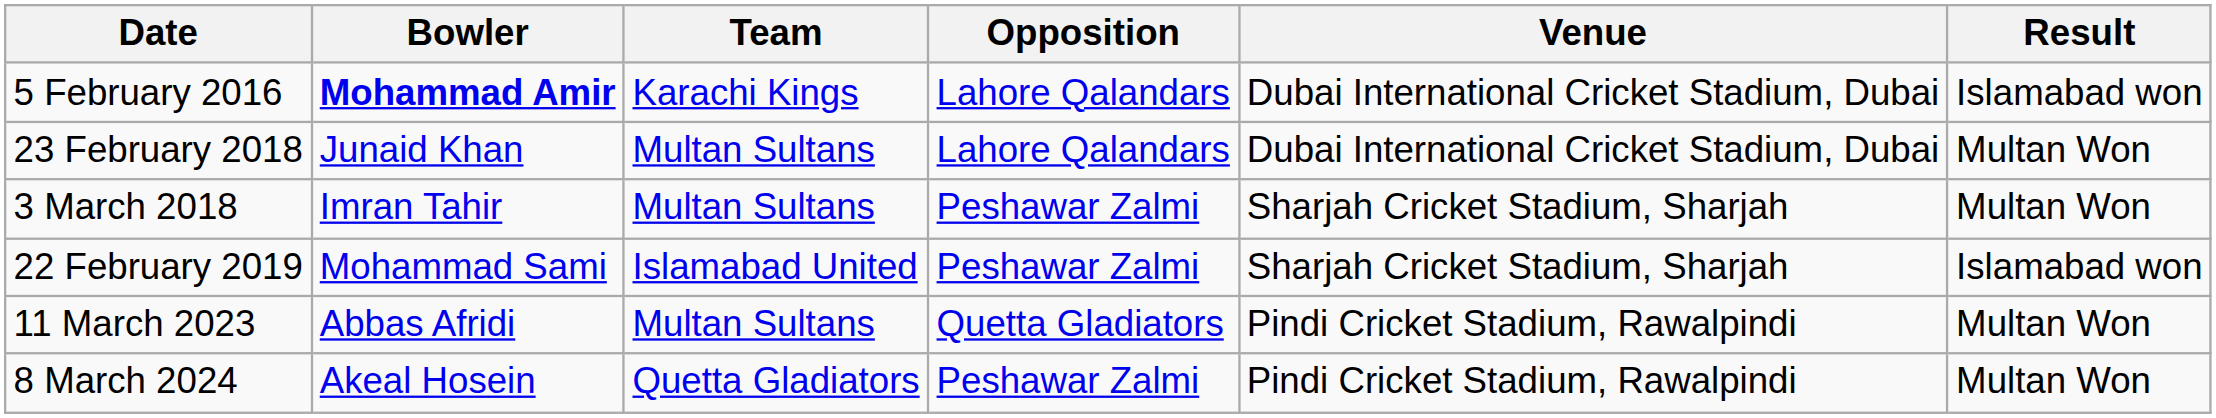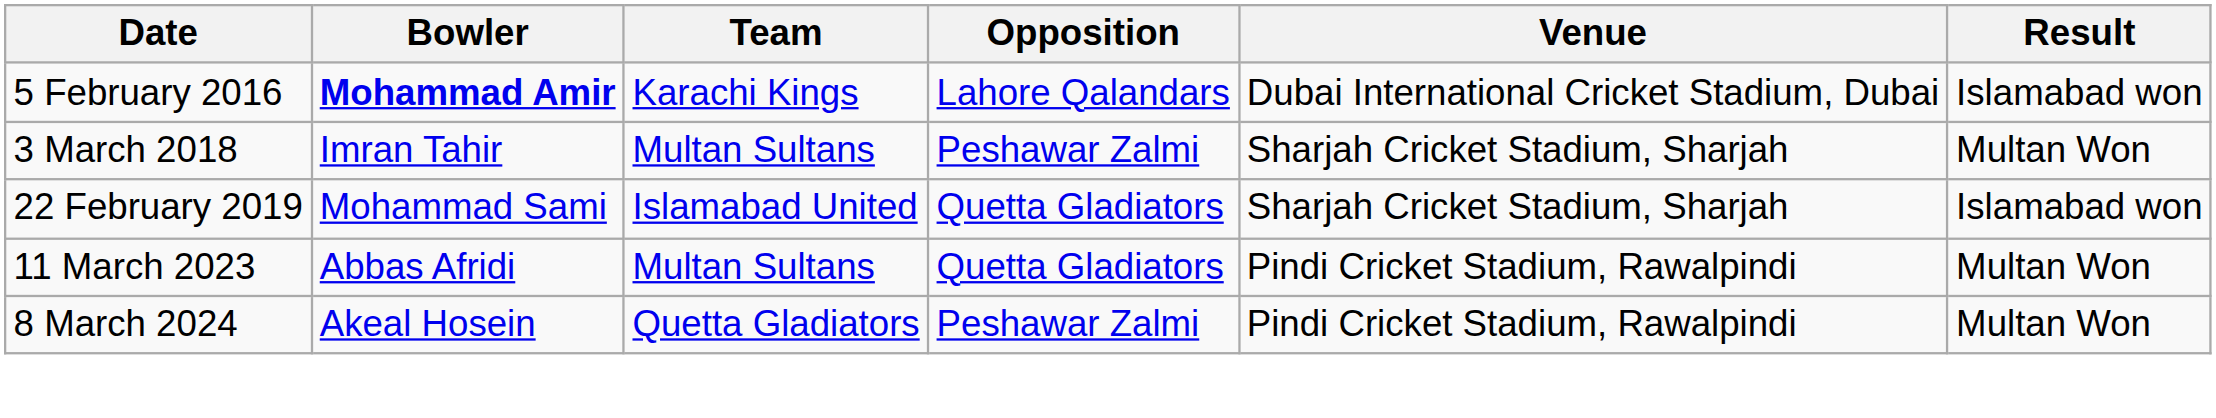- row: (158, 149)
(1068, 265) Peshawar Zalmi -> (1080, 207) Quetta Gladiators
